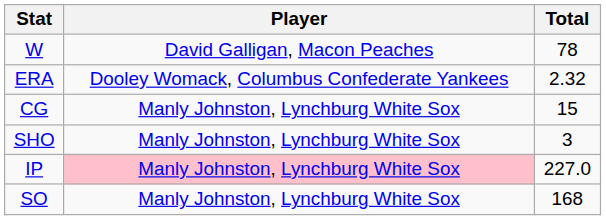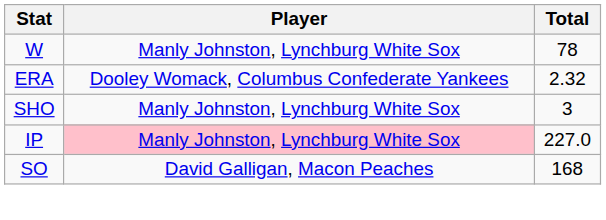(299, 49) David Galligan, Macon Peaches -> (299, 49) Manly Johnston, Lynchburg White Sox
- row: (34, 109)
(299, 199) Manly Johnston, Lynchburg White Sox -> (299, 169) David Galligan, Macon Peaches
